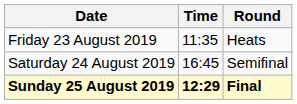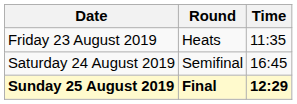columns swapped: (201, 16) <-> (257, 16)
